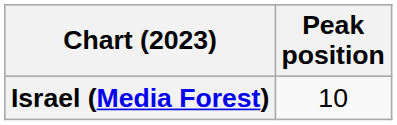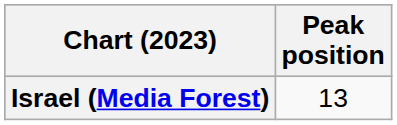(333, 97) 10 -> (333, 97) 13
